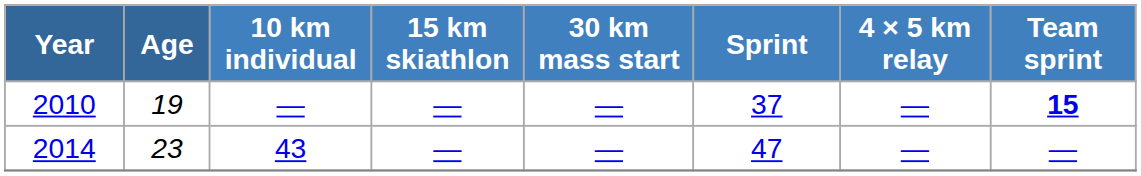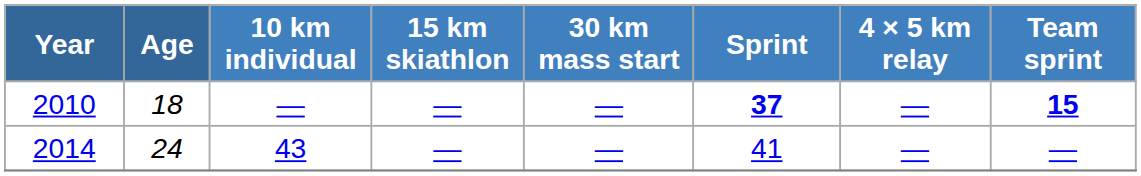(167, 104) 19 -> (167, 104) 18
(767, 104) normal -> (767, 104) bold
(167, 149) 23 -> (167, 149) 24
(767, 149) 47 -> (767, 149) 41
